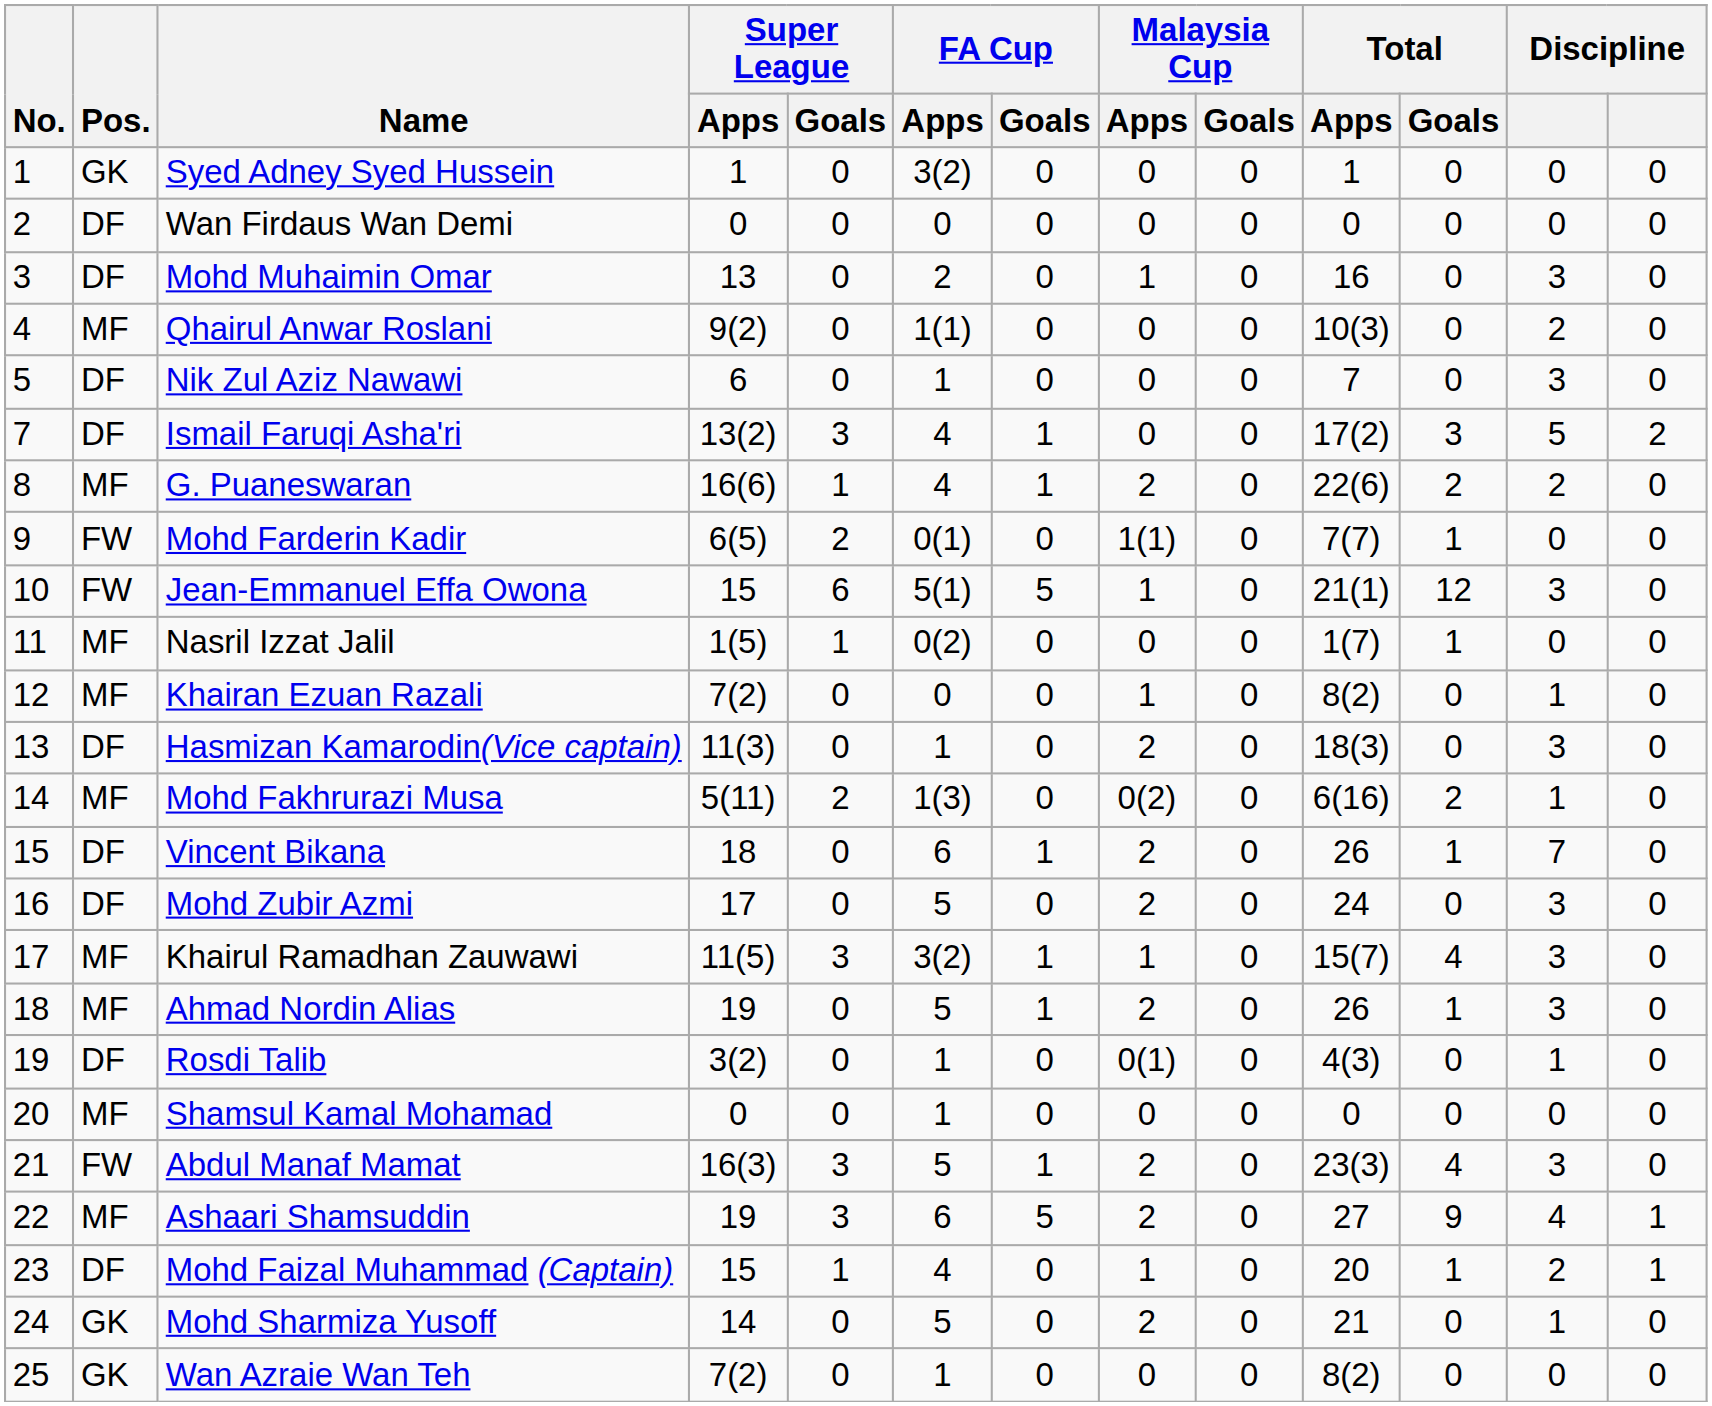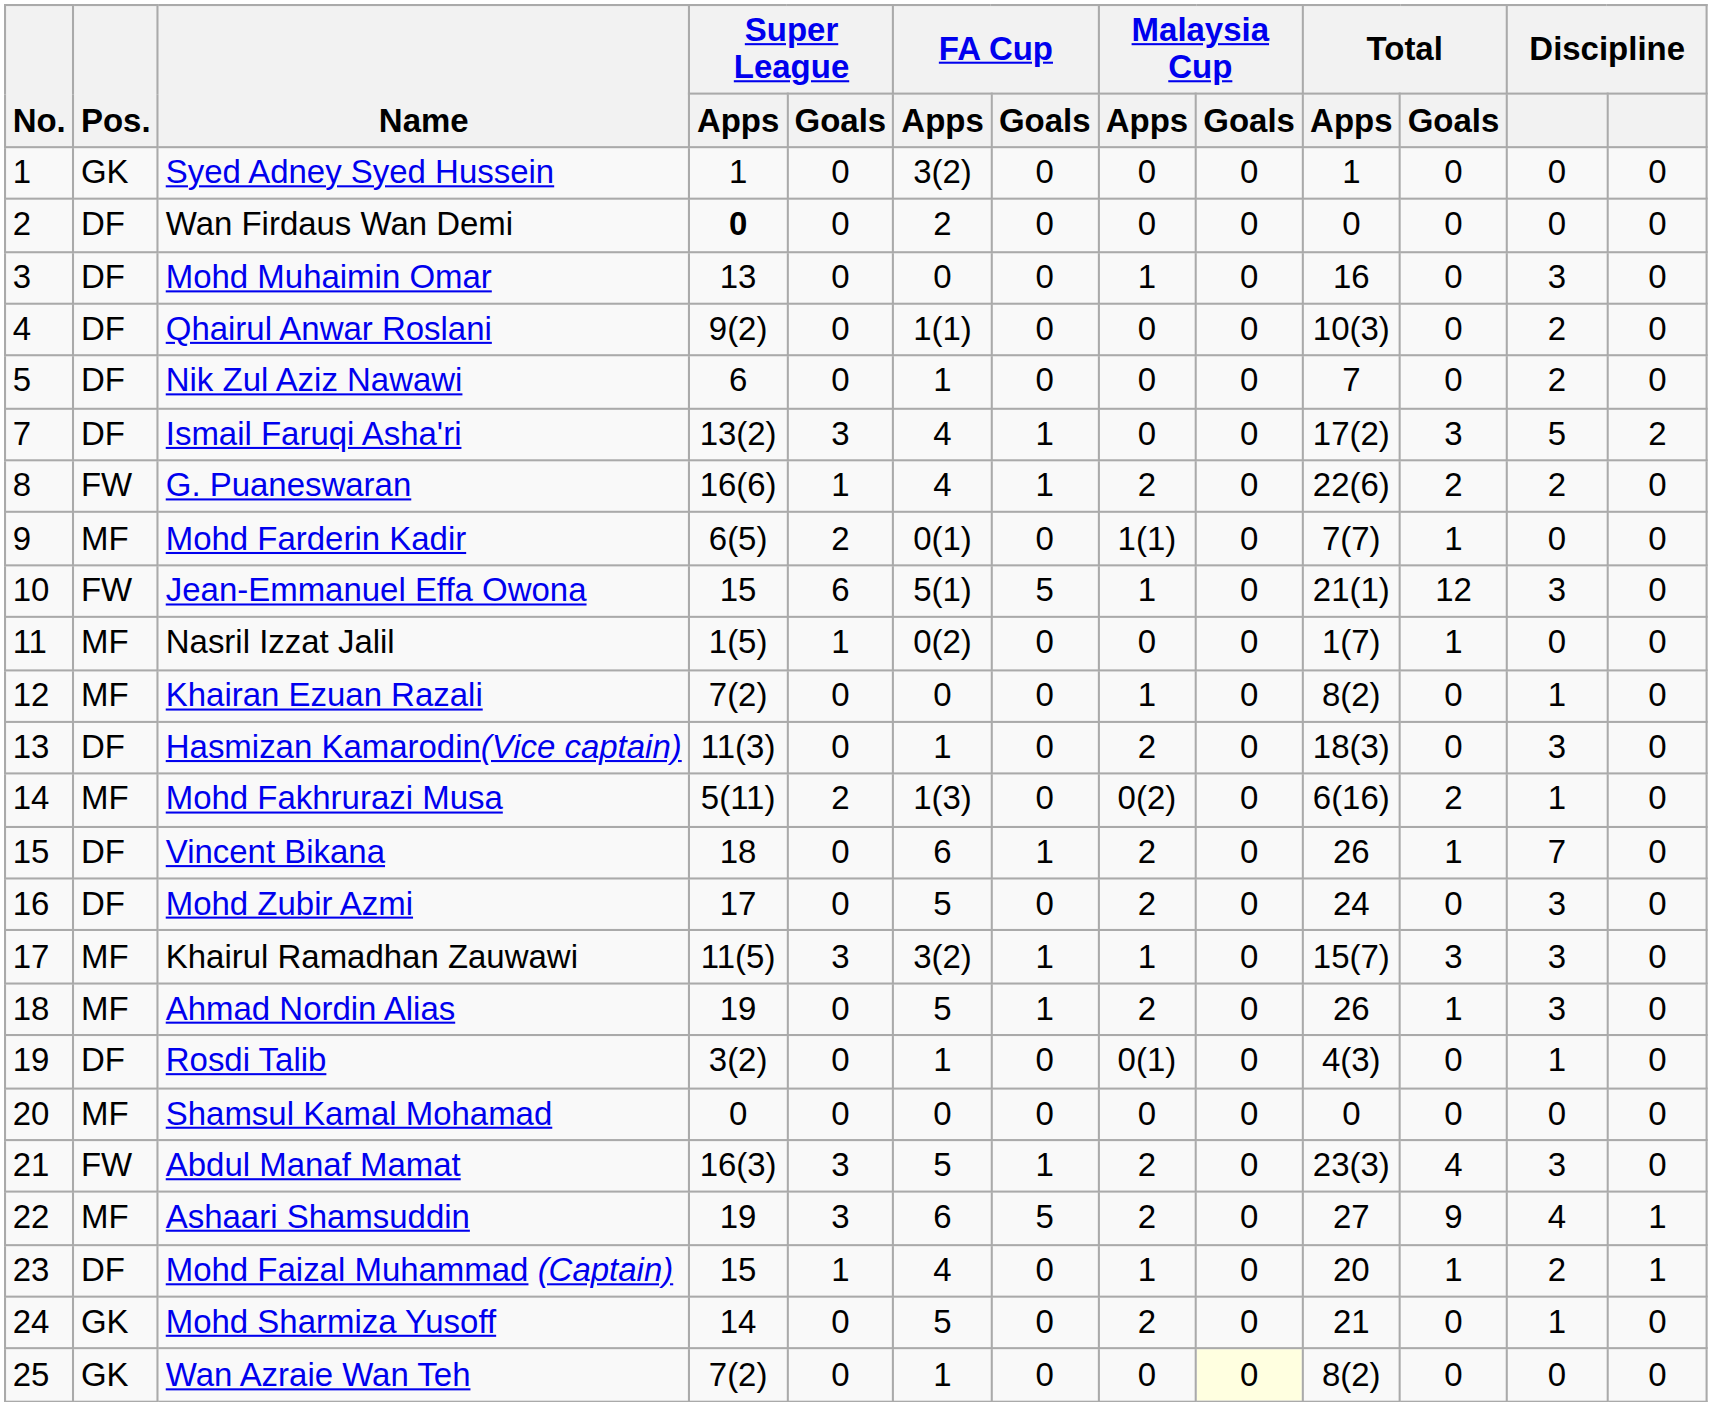(738, 224) normal -> (738, 224) bold
(943, 224) 0 -> (943, 224) 2
(943, 276) 2 -> (943, 276) 0
(105, 329) MF -> (103, 329) DF
(1557, 381) 3 -> (1557, 381) 2
(105, 485) MF -> (107, 485) FW
(107, 538) FW -> (105, 538) MF
(1453, 956) 4 -> (1453, 956) 3
(943, 1113) 1 -> (943, 1113) 0
(1249, 1374) no background -> (1249, 1374) lightyellow background
